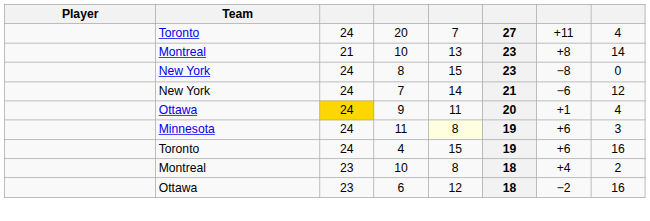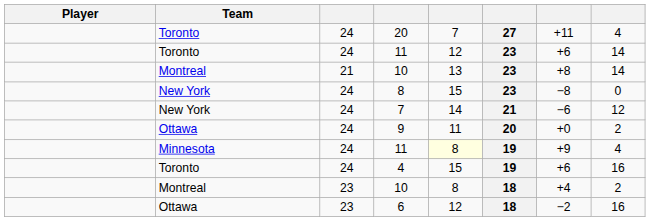+ row: (179, 52)
(347, 110) gold background -> (347, 129) no background
(564, 110) +1 -> (564, 129) +0
(618, 110) 4 -> (618, 129) 2
(564, 129) +6 -> (564, 149) +9
(618, 129) 3 -> (618, 149) 4
